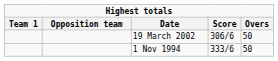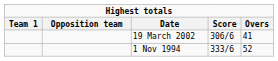(247, 37) 50 -> (247, 37) 41
(247, 50) 50 -> (247, 50) 52
